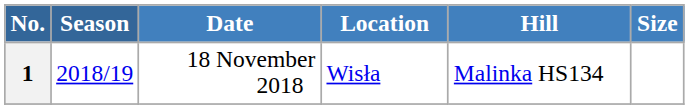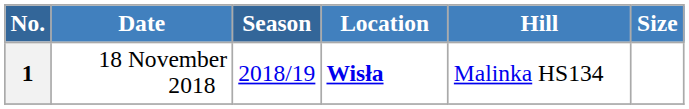columns swapped: (95, 23) <-> (230, 23)
(353, 73) normal -> (355, 73) bold
